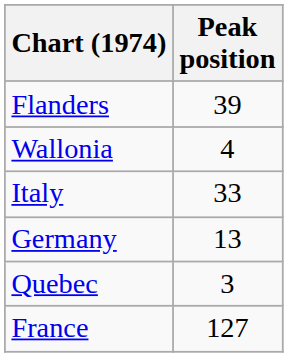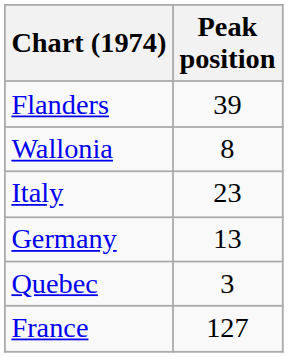(227, 148) 4 -> (227, 148) 8
(227, 193) 33 -> (227, 193) 23
